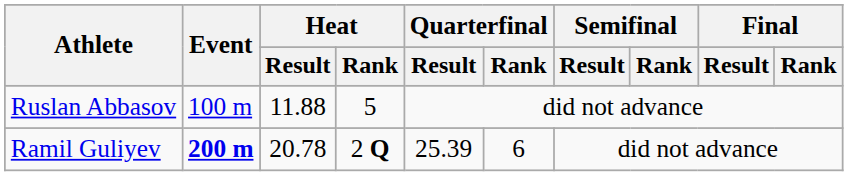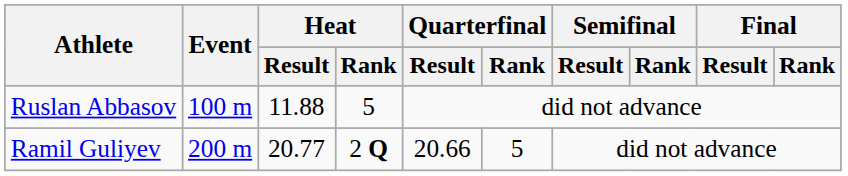(221, 148) bold -> (220, 148) normal
(298, 148) 20.78 -> (296, 148) 20.77
(444, 148) 25.39 -> (442, 148) 20.66
(518, 148) 6 -> (517, 148) 5
